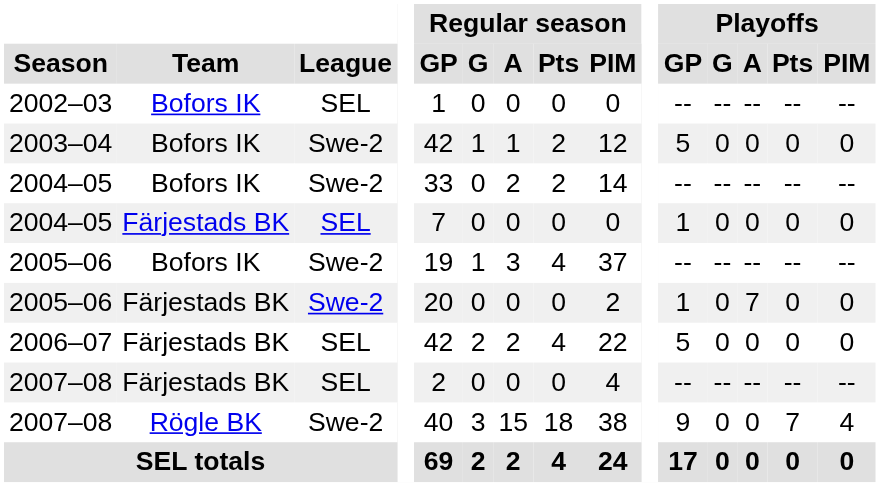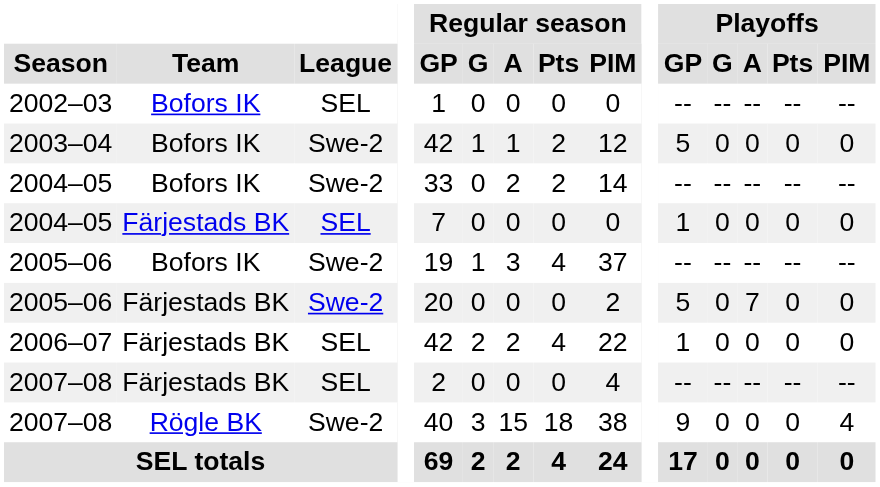(683, 302) 1 -> (683, 302) 5
(683, 342) 5 -> (683, 342) 1
(793, 421) 7 -> (793, 421) 0
